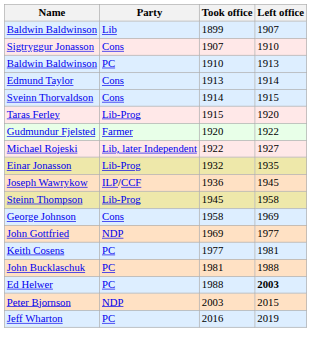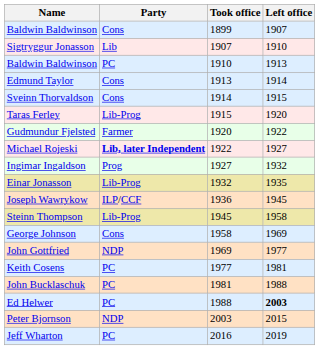(109, 30) Lib -> (113, 30) Cons
(113, 47) Cons -> (109, 47) Lib
(149, 149) normal -> (154, 149) bold
+ row: (46, 166)
